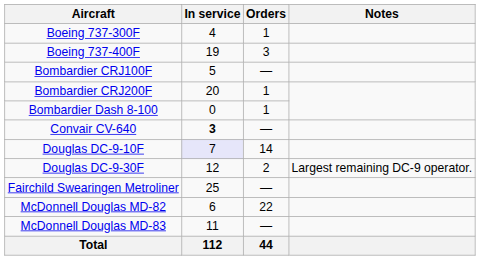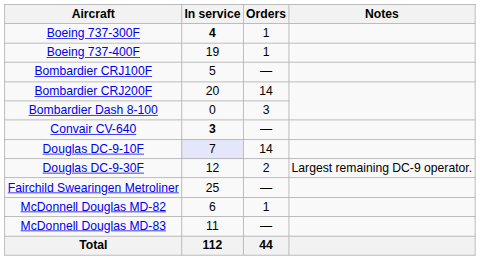(212, 33) normal -> (212, 33) bold
(266, 52) 3 -> (266, 52) 1
(266, 91) 1 -> (266, 91) 14
(266, 110) 1 -> (266, 110) 3
(266, 206) 22 -> (266, 206) 1
